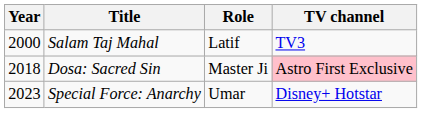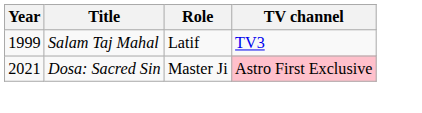(24, 42) 2000 -> (24, 42) 1999
(24, 68) 2018 -> (24, 68) 2021
- row: (124, 94)
